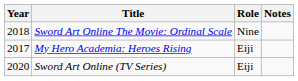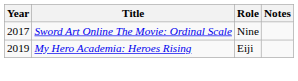(18, 31) 2018 -> (18, 31) 2017
(18, 48) 2017 -> (18, 48) 2019
- row: (100, 66)
